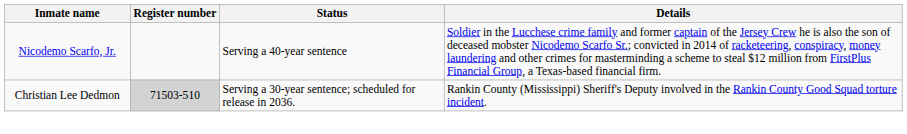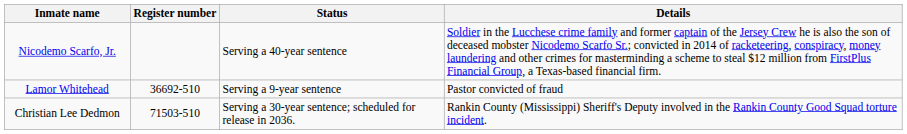+ row: (67, 89)
(175, 95) lightgrey background -> (175, 113) no background
